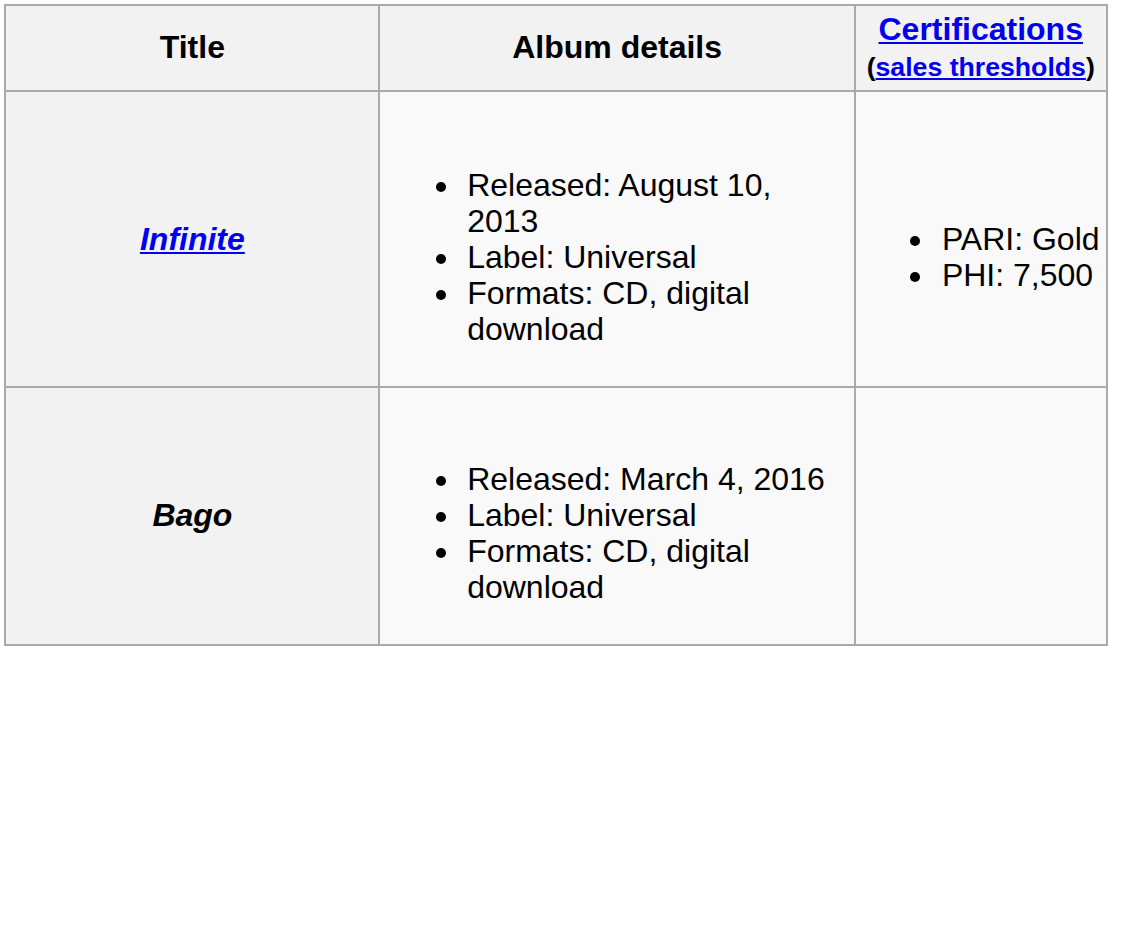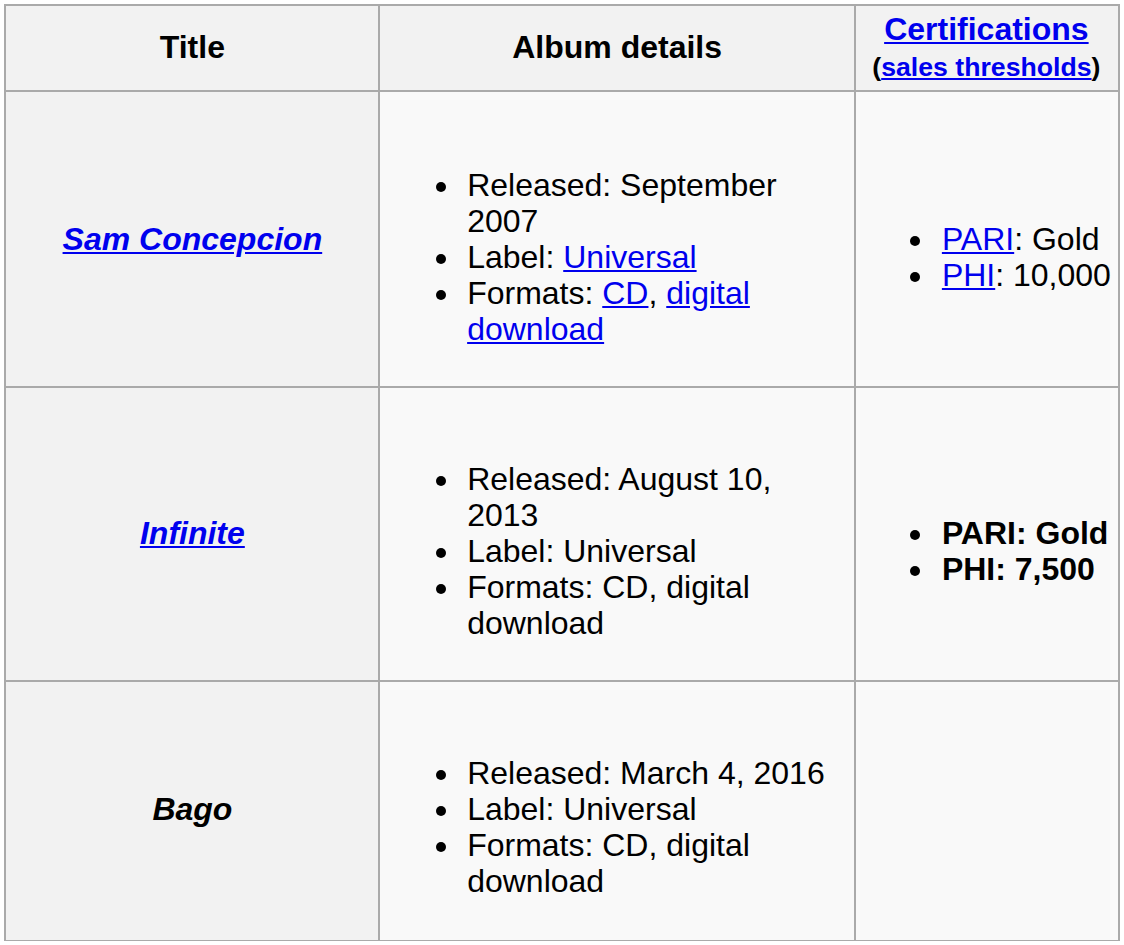+ row: (192, 238)
(981, 257) normal -> (986, 552) bold
